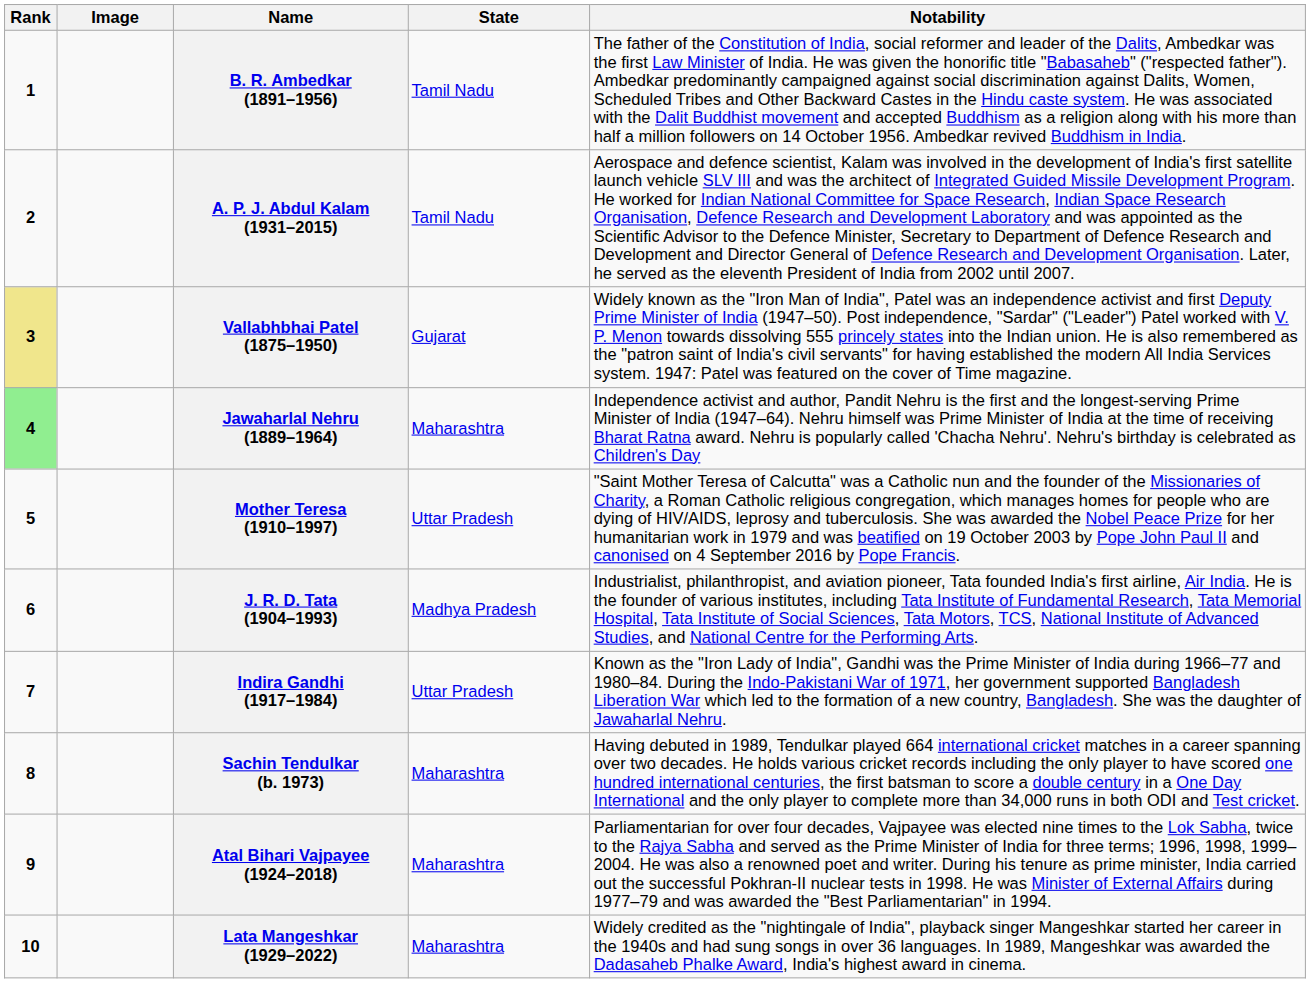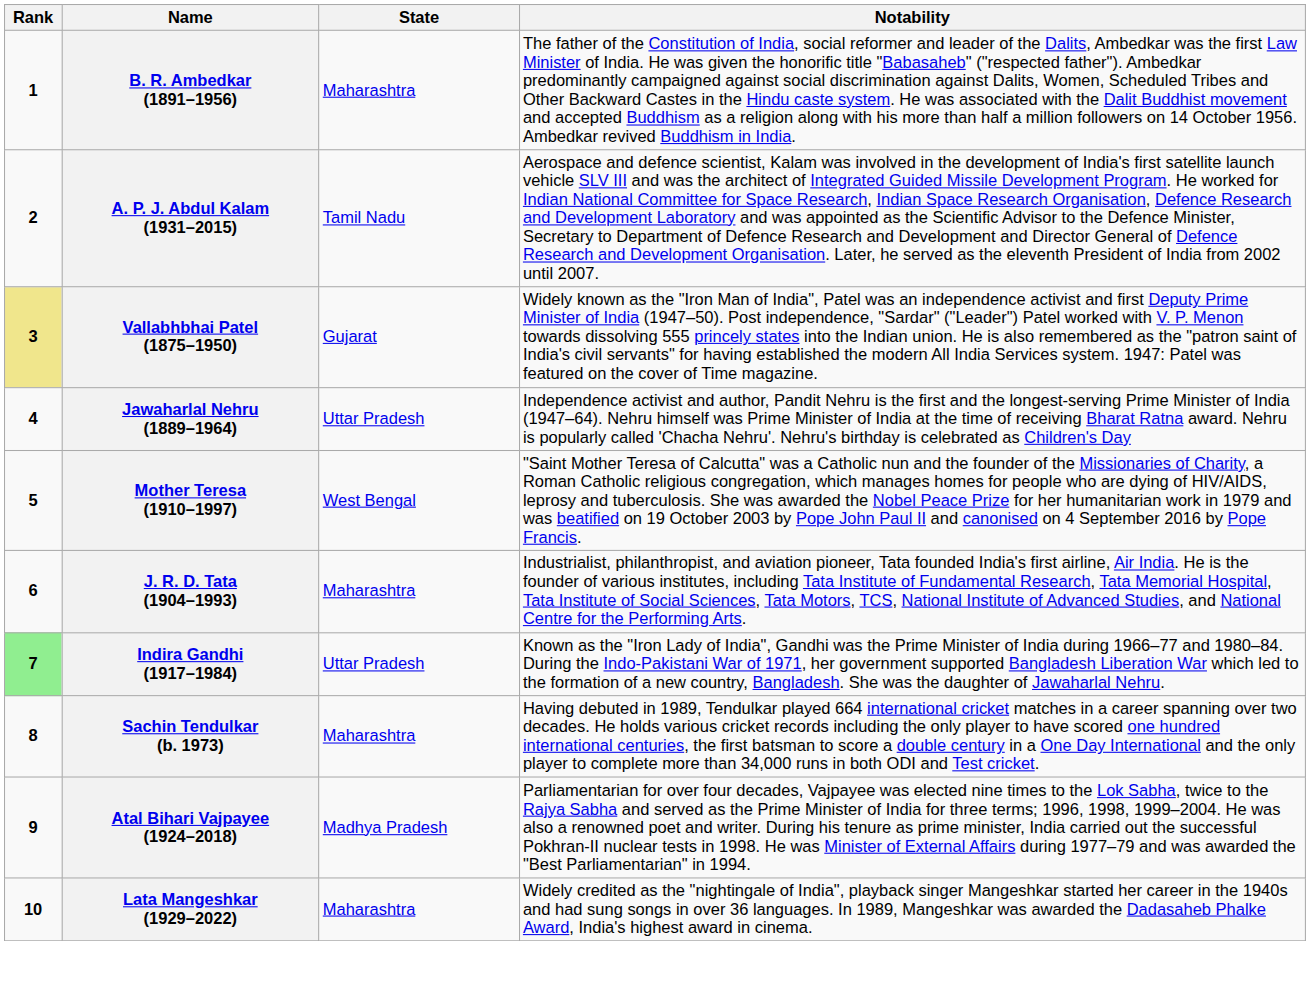- column: (115, 17)
(453, 90) Tamil Nadu -> (369, 90) Maharashtra
(31, 428) lightgreen background -> (33, 418) no background
(458, 428) Maharashtra -> (374, 418) Uttar Pradesh
(462, 519) Uttar Pradesh -> (369, 500) West Bengal
(474, 610) Madhya Pradesh -> (369, 591) Maharashtra
(31, 691) no background -> (33, 664) lightgreen background
(458, 864) Maharashtra -> (385, 827) Madhya Pradesh
